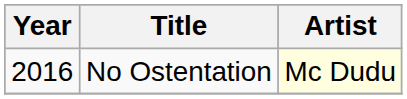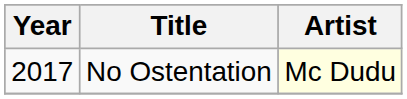(42, 70) 2016 -> (42, 70) 2017
